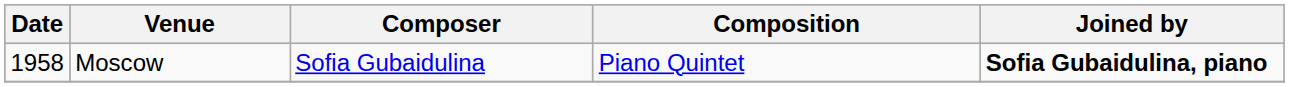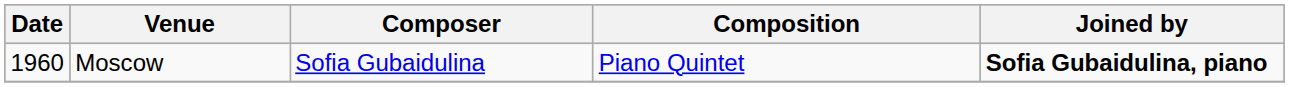(37, 62) 1958 -> (37, 62) 1960
